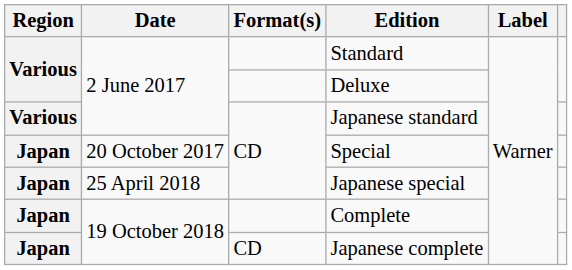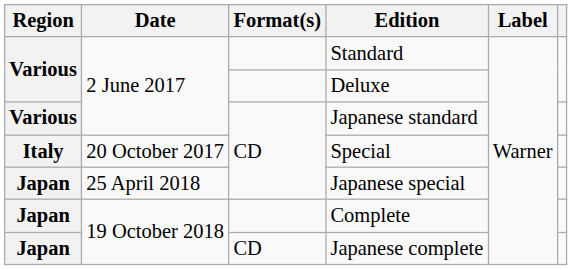(43, 150) Japan -> (43, 150) Italy
